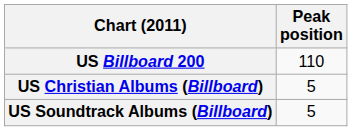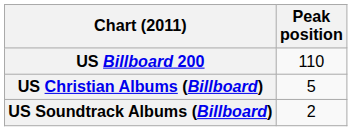(311, 112) 5 -> (311, 112) 2
